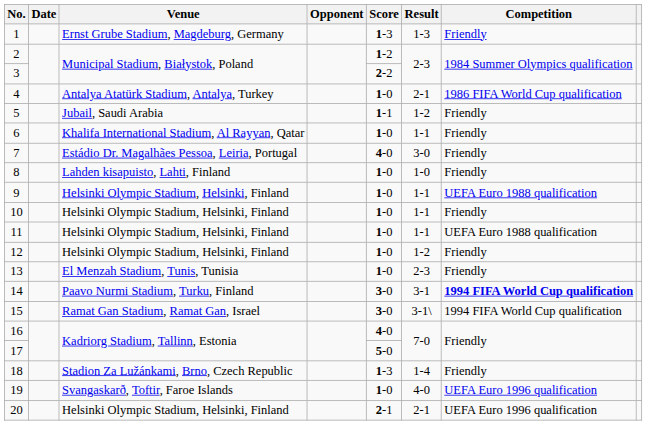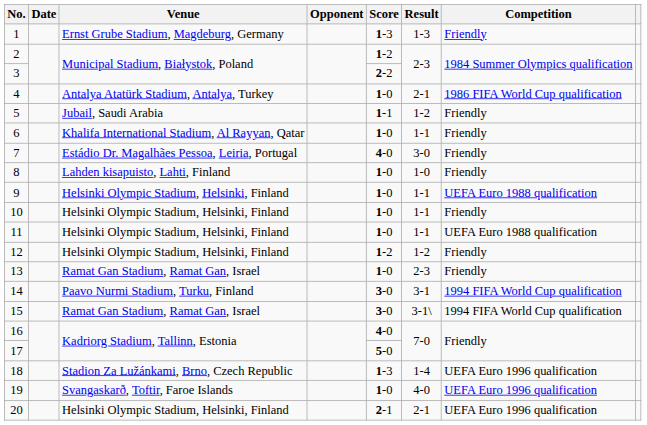(384, 251) 1-0 -> (384, 251) 1-2
(150, 271) El Menzah Stadium, Tunis, Tunisia -> (161, 271) Ramat Gan Stadium, Ramat Gan, Israel
(539, 291) bold -> (533, 291) normal
(465, 370) Friendly -> (521, 370) UEFA Euro 1996 qualification
